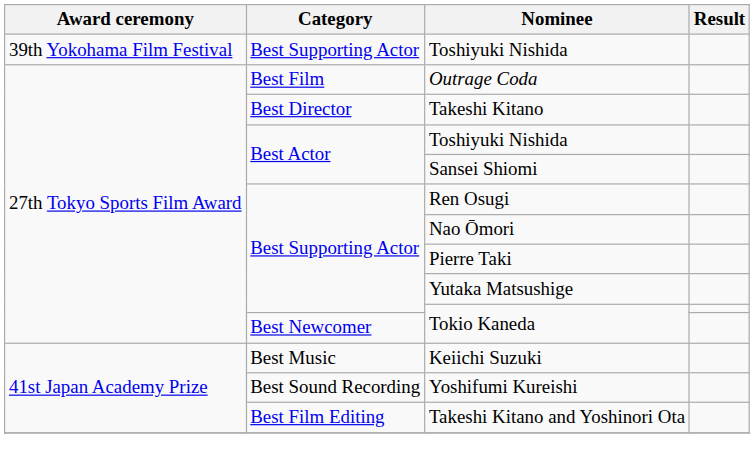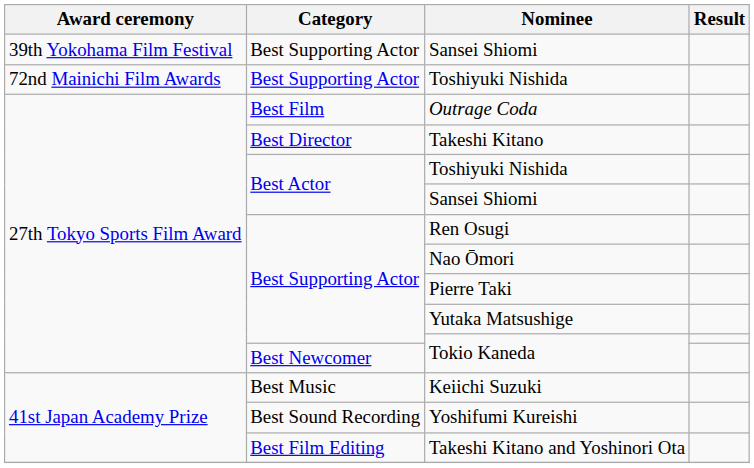+ row: (335, 49)
(121, 49) 39th Yokohama Film Festival -> (115, 79) 72nd Mainichi Film Awards
